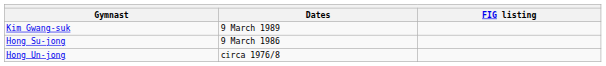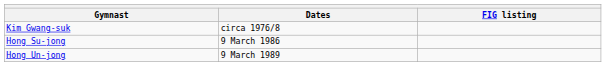(250, 28) 9 March 1989 -> (250, 28) circa 1976/8
(250, 55) circa 1976/8 -> (250, 55) 9 March 1989
